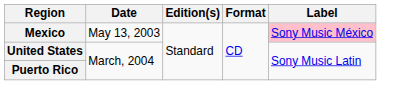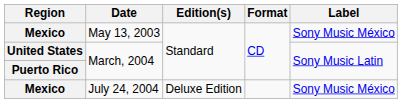(322, 32) pink background -> (344, 32) no background
+ row: (45, 88)
